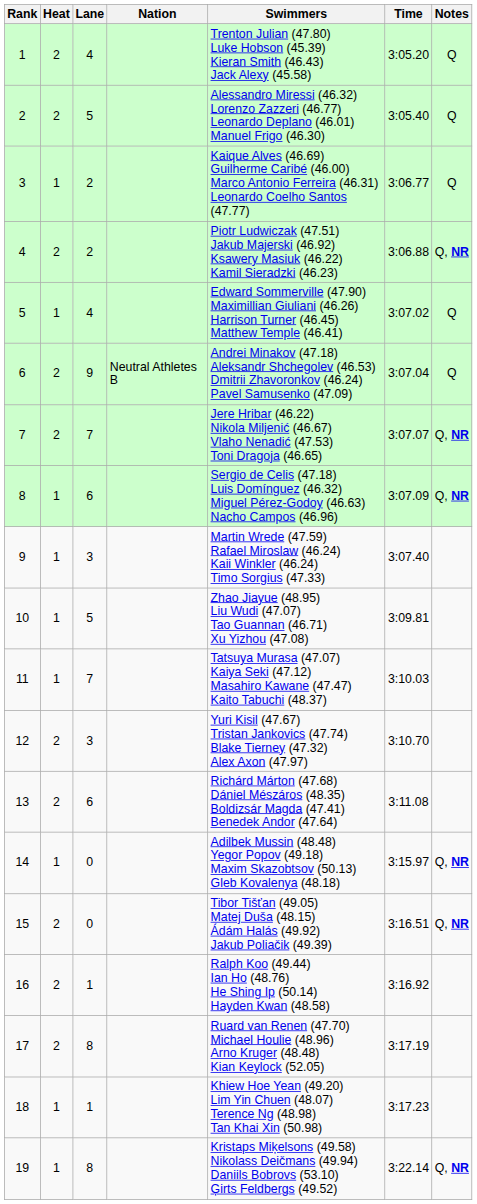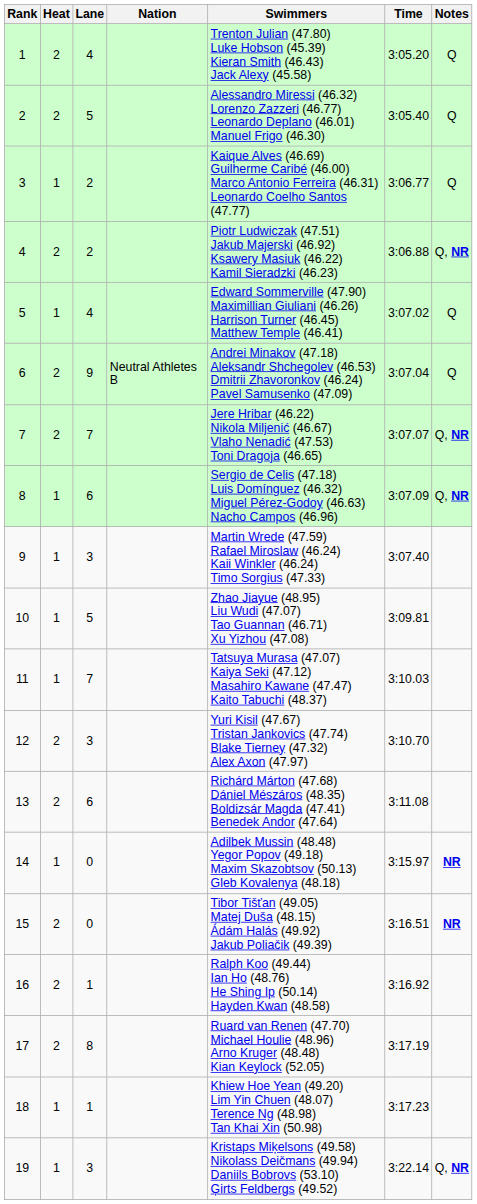(452, 863) Q, NR -> (452, 863) NR
(452, 924) Q, NR -> (452, 924) NR
(90, 1168) 8 -> (90, 1168) 3
